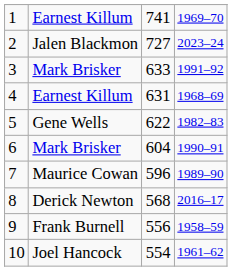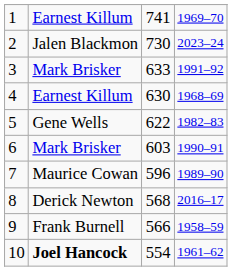(158, 43) 727 -> (158, 43) 730
(158, 95) 631 -> (158, 95) 630
(158, 148) 604 -> (158, 148) 603
(158, 226) 556 -> (158, 226) 566
(77, 252) normal -> (80, 252) bold
